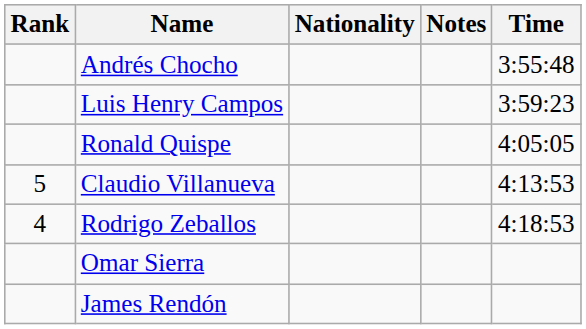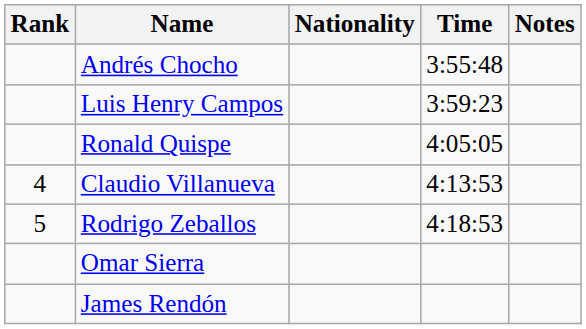columns swapped: (536, 24) <-> (456, 24)
(40, 183) 5 -> (40, 183) 4
(40, 223) 4 -> (40, 223) 5
